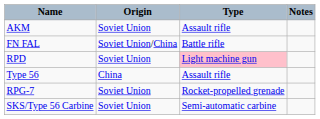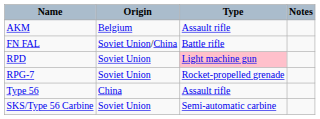(124, 28) Soviet Union -> (115, 28) Belgium
rows swapped: (20, 91) <-> (23, 75)
